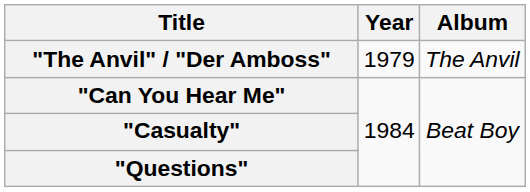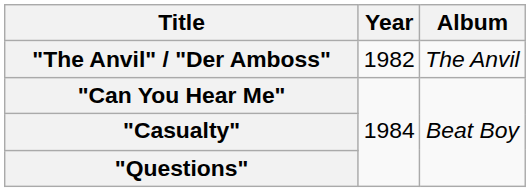(389, 58) 1979 -> (389, 58) 1982
